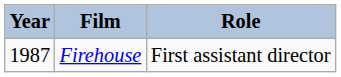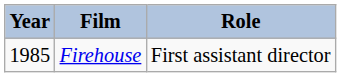(30, 55) 1987 -> (30, 55) 1985
